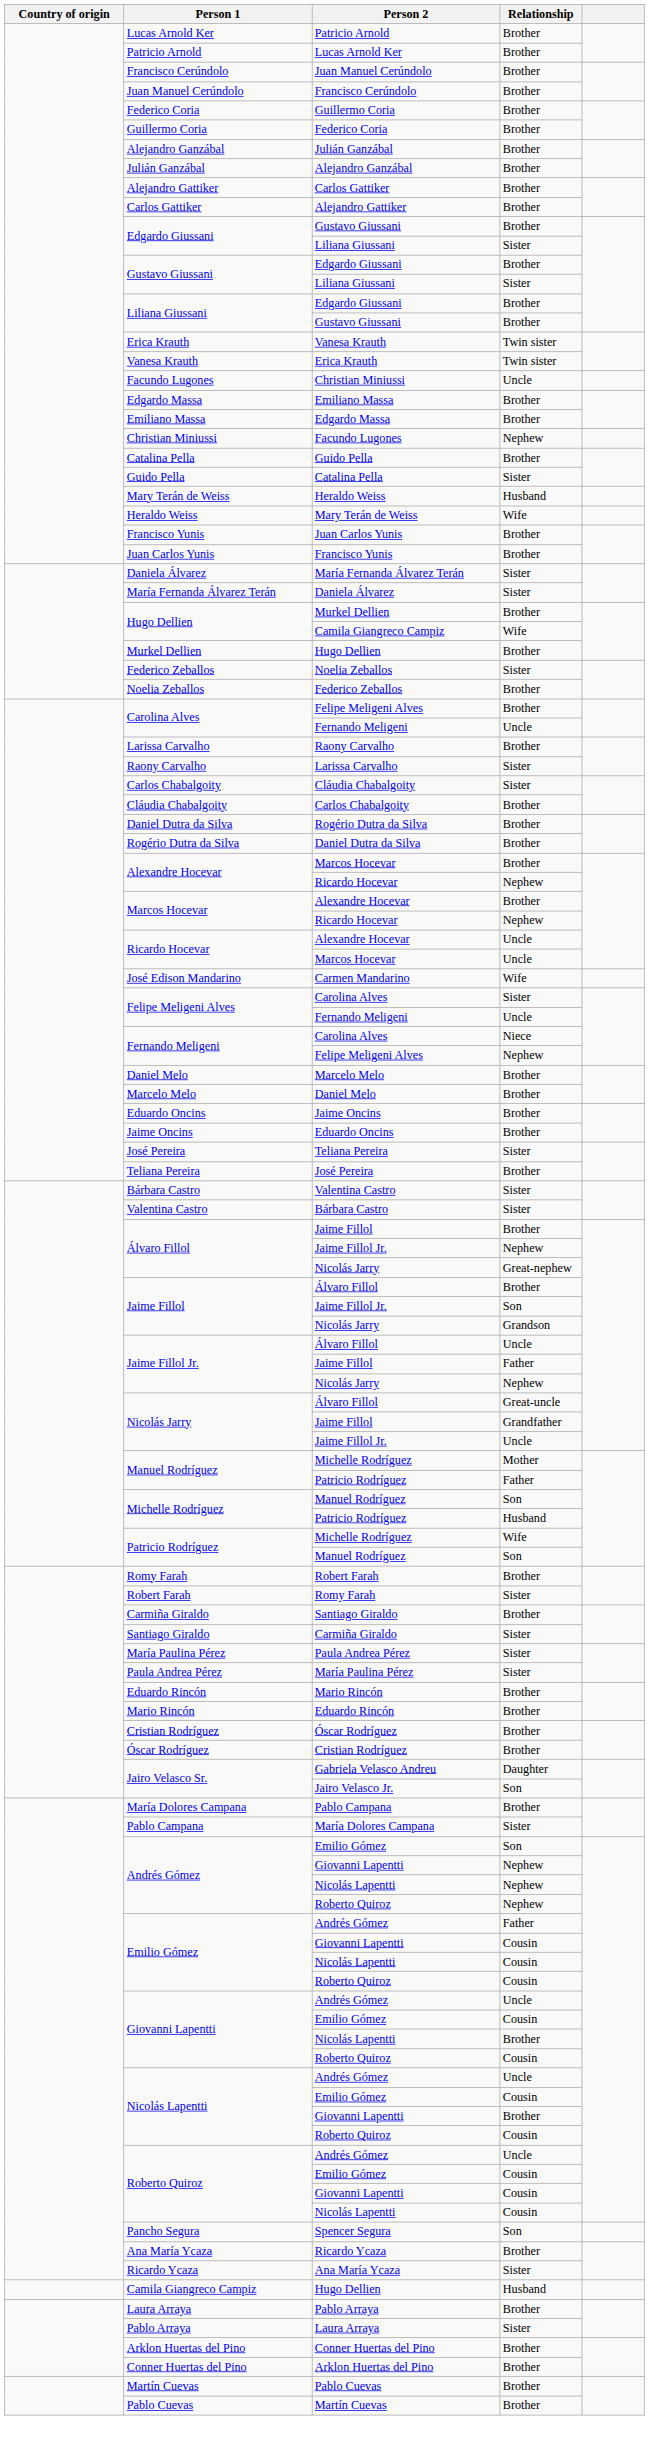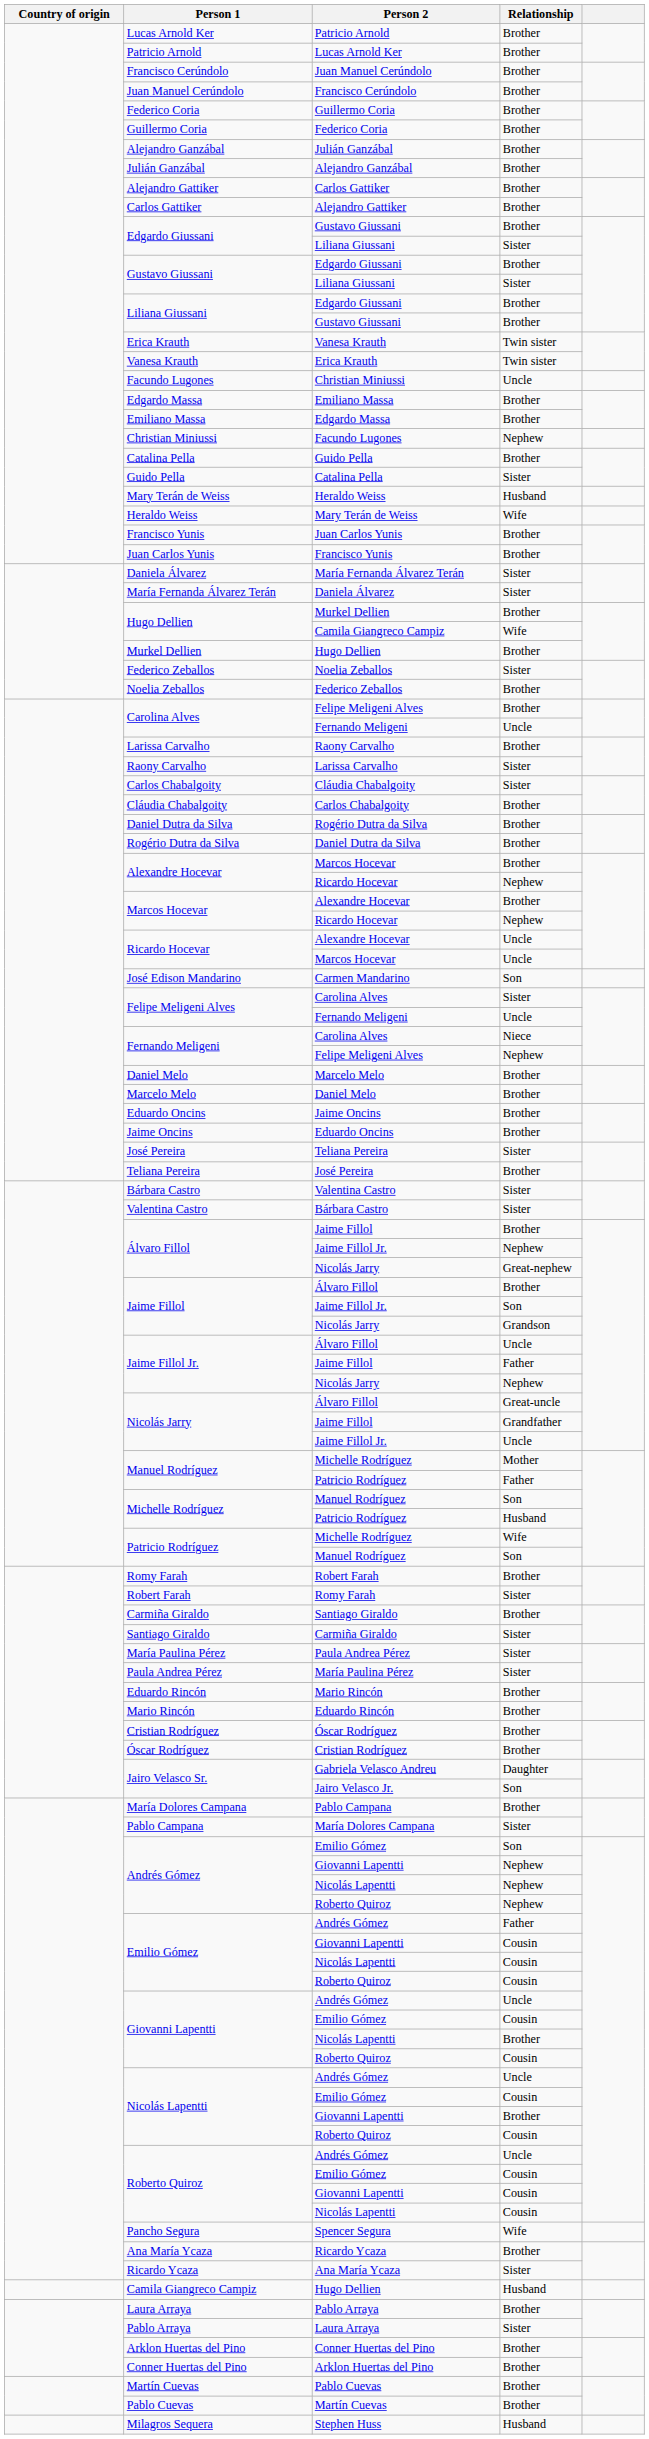(515, 978) Wife -> (512, 978) Son
(512, 2231) Son -> (515, 2231) Wife
+ row: (170, 2424)
